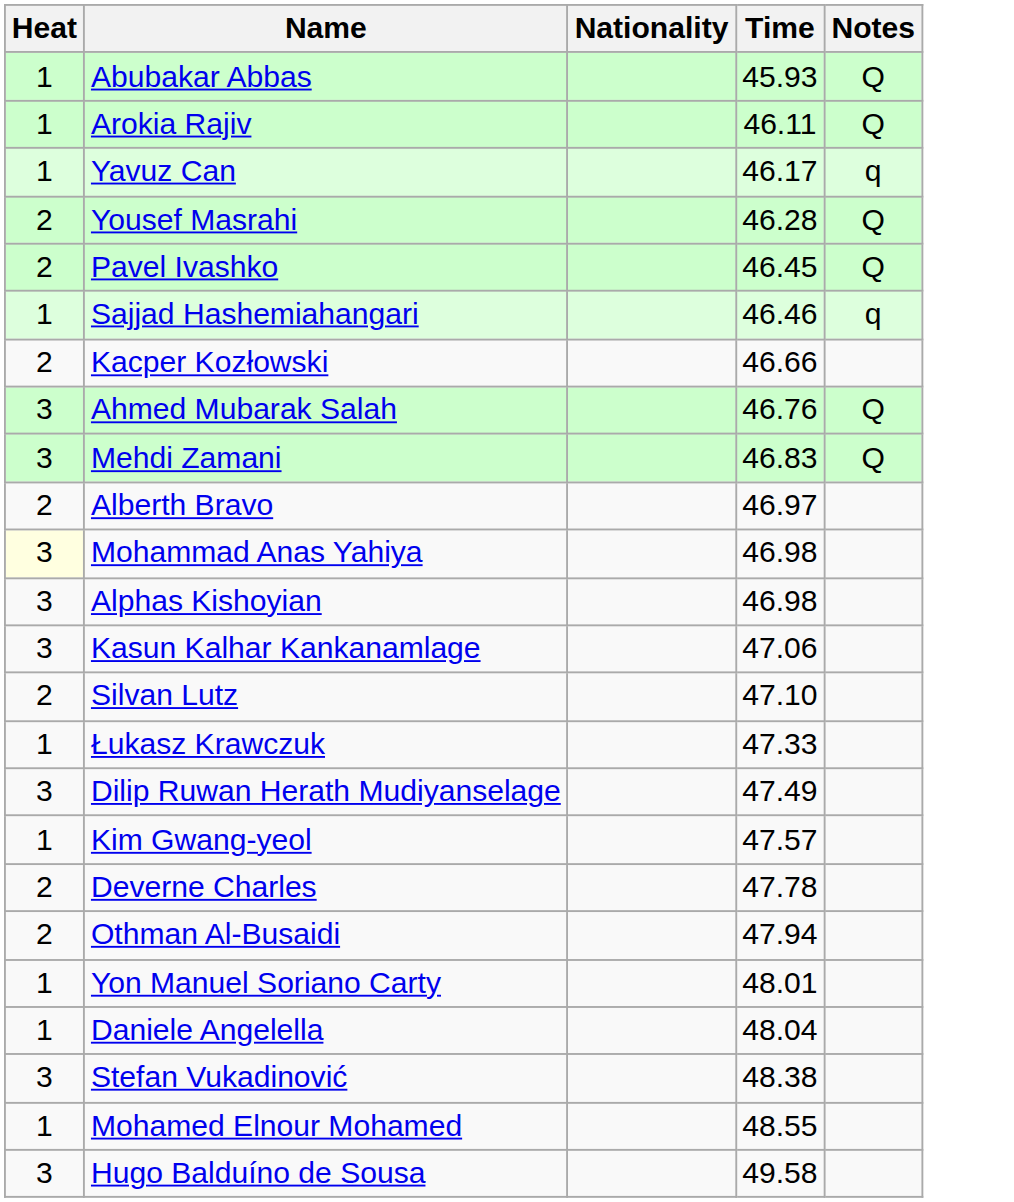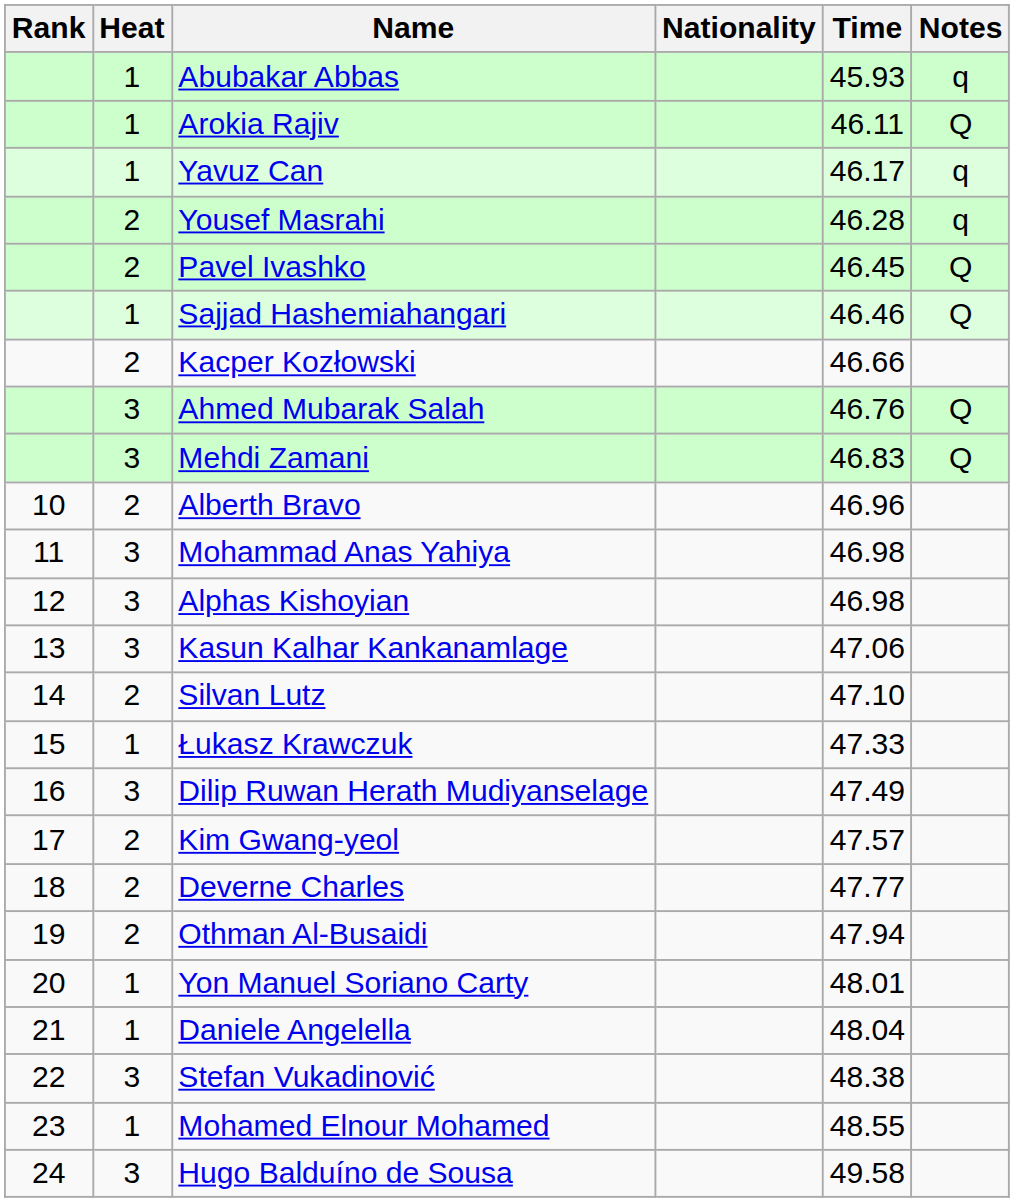+ column: (49, 28)
(873, 76) Q -> (961, 76) q
(873, 219) Q -> (961, 219) q
(873, 314) q -> (961, 314) Q
(780, 505) 46.97 -> (867, 505) 46.96
(44, 553) lightyellow background -> (132, 553) no background
(44, 839) 1 -> (132, 839) 2
(780, 887) 47.78 -> (867, 887) 47.77
